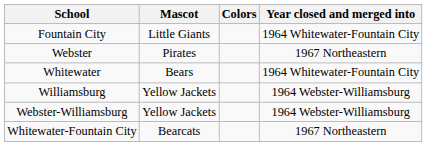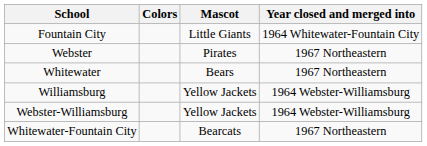columns swapped: (179, 14) <-> (239, 14)
(341, 72) 1964 Whitewater-Fountain City -> (341, 72) 1967 Northeastern
